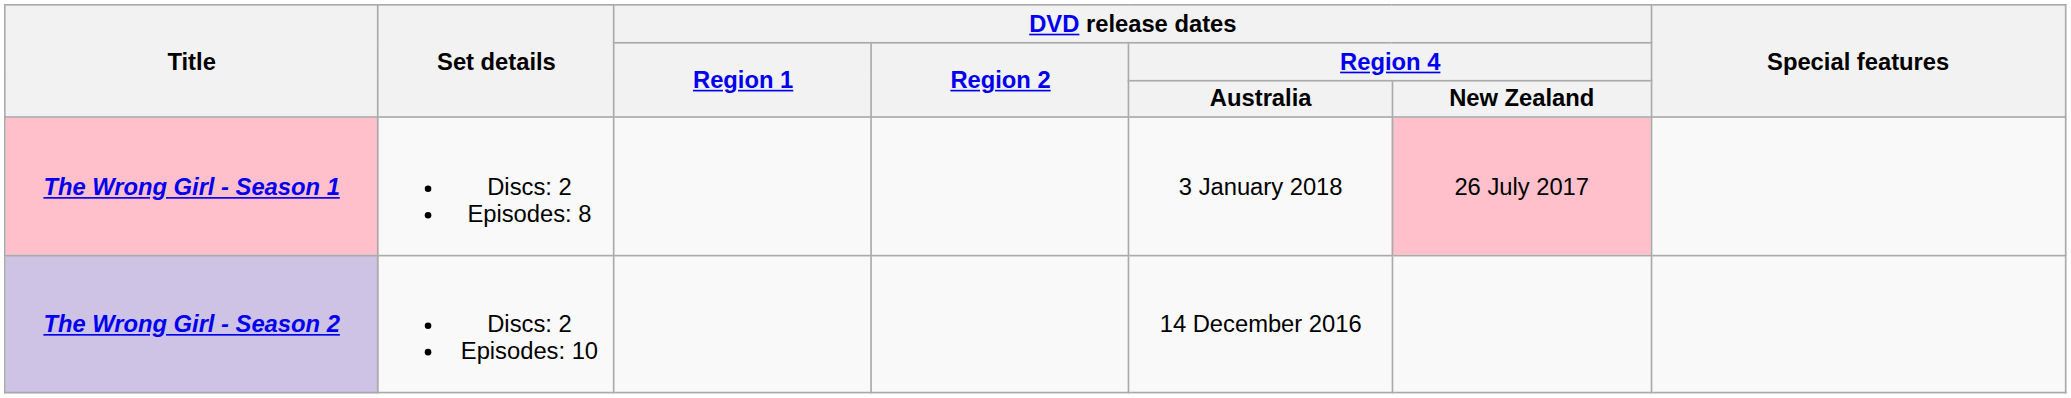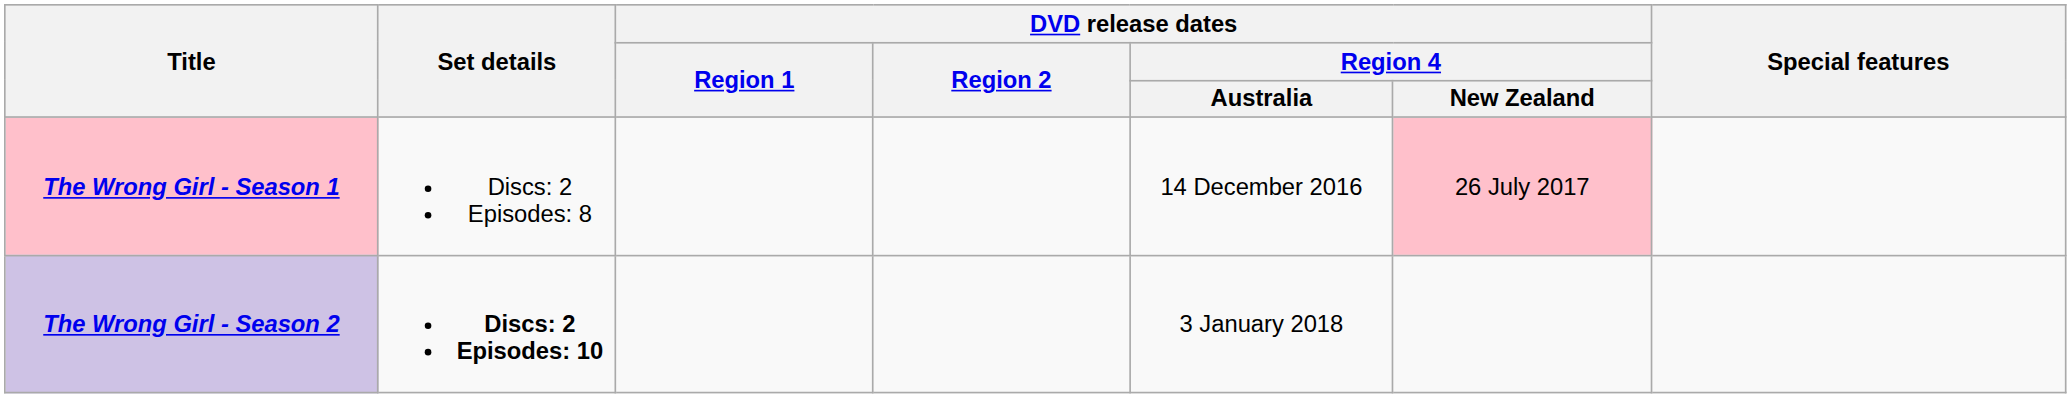(1261, 187) 3 January 2018 -> (1261, 187) 14 December 2016
(496, 338) normal -> (497, 338) bold
(1261, 325) 14 December 2016 -> (1261, 325) 3 January 2018
